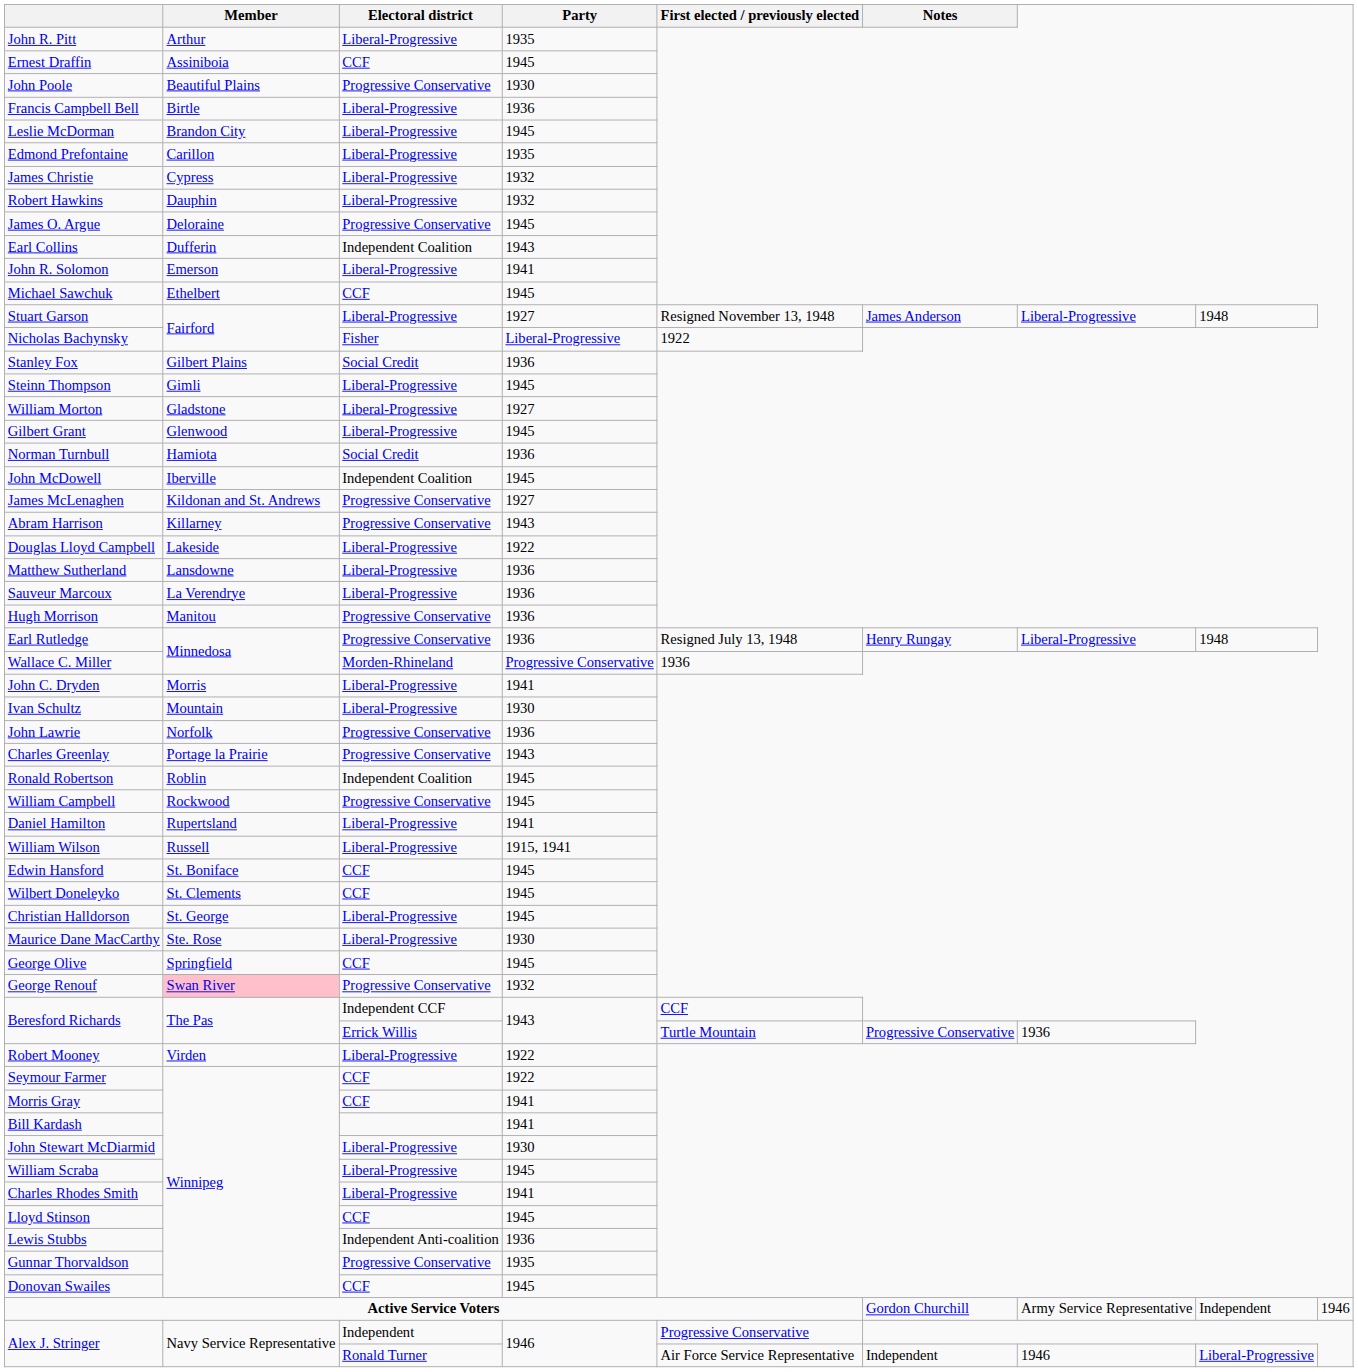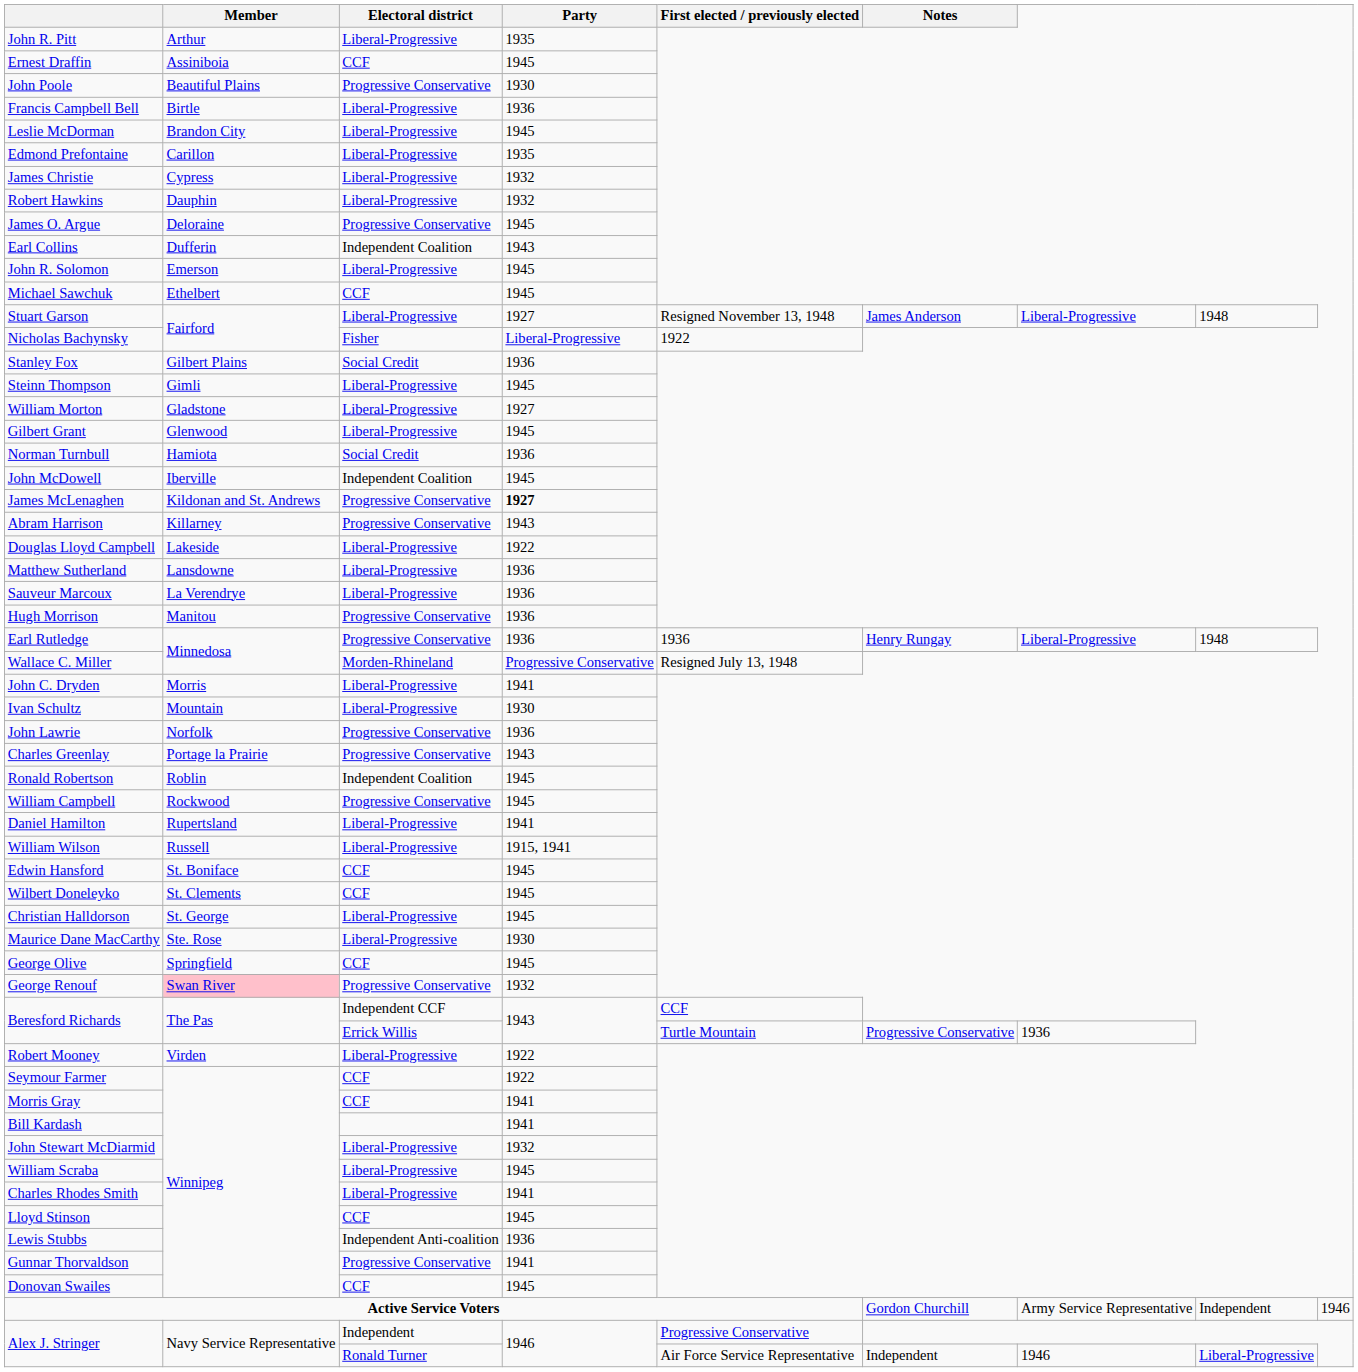(520, 270) 1941 -> (520, 270) 1945
(520, 500) normal -> (520, 500) bold
(729, 639) Resigned July 13, 1948 -> (675, 639) 1936
(675, 662) 1936 -> (729, 662) Resigned July 13, 1948
(520, 1147) 1930 -> (520, 1147) 1932
(520, 1262) 1935 -> (520, 1262) 1941
